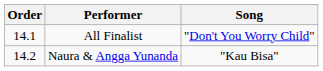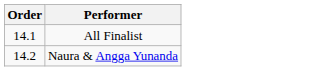- column: (249, 14)
